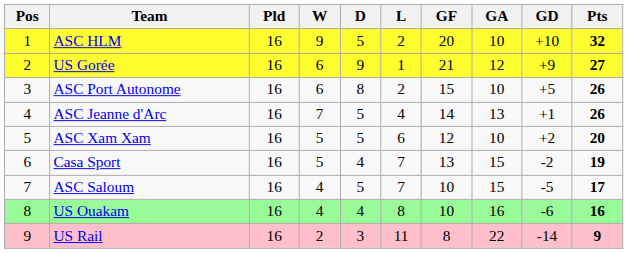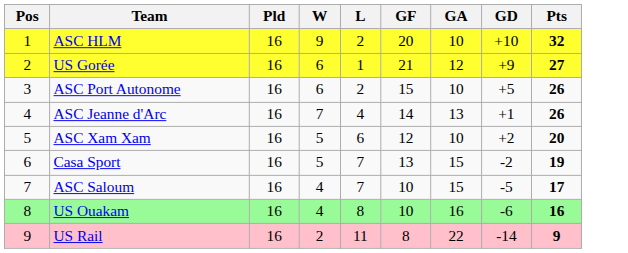- column: (360, 16)
